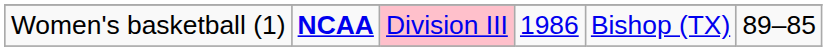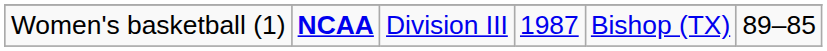(447, 25) pink background -> (447, 25) no background
(549, 25) 1986 -> (549, 25) 1987
